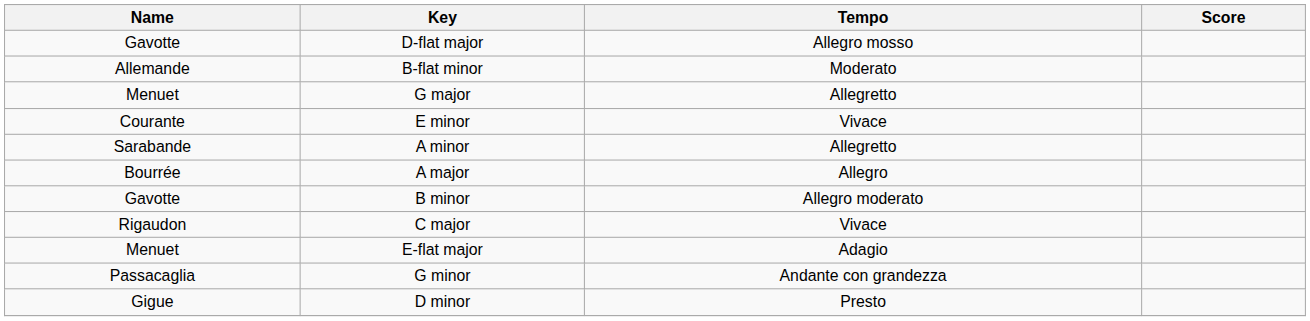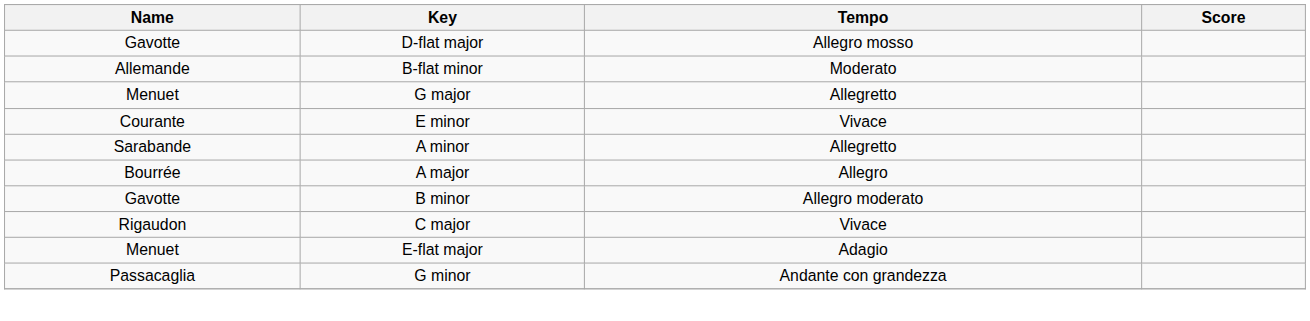- row: (442, 302)
